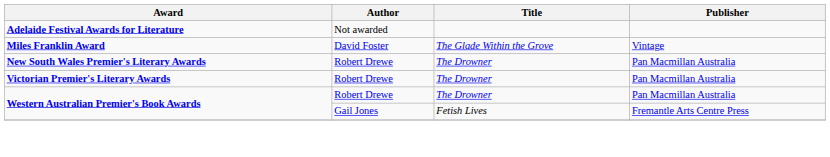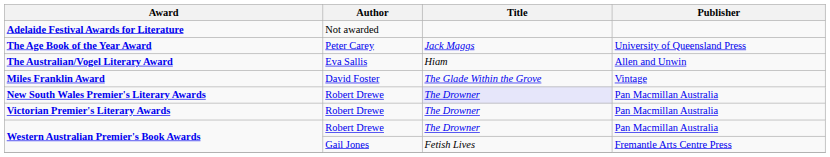+ row: (79, 45)
+ row: (90, 62)
(464, 62) no background -> (452, 95) lavender background
